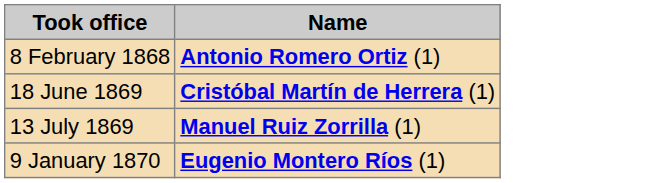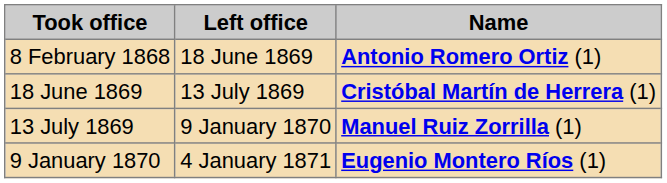+ column: (256, 22)
